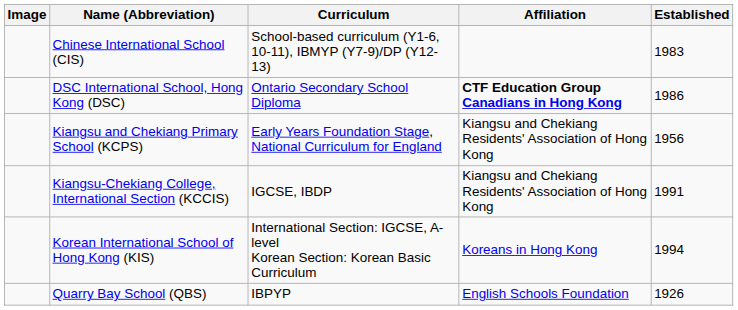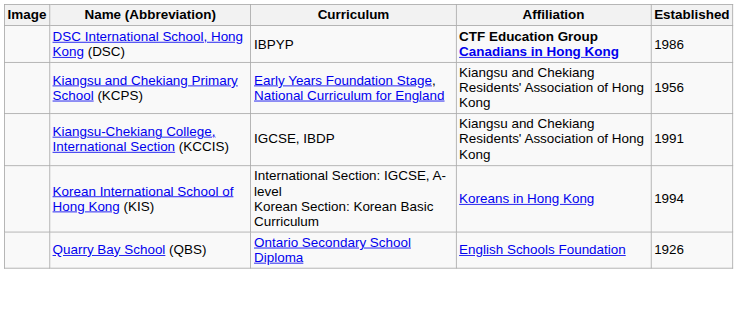- row: (138, 51)
(330, 95) Ontario Secondary School Diploma -> (274, 44) IBPYP
(271, 294) IBPYP -> (332, 250) Ontario Secondary School Diploma
